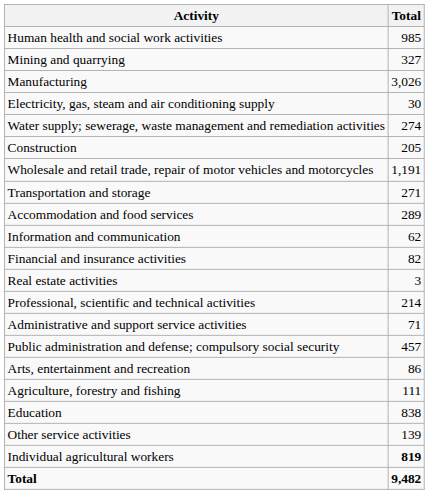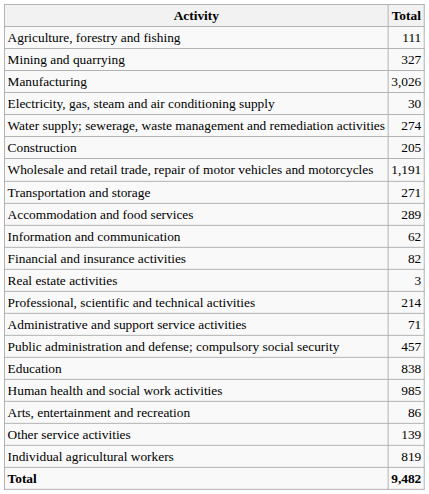rows swapped: (94, 390) <-> (115, 37)
rows swapped: (35, 412) <-> (99, 368)
(411, 456) bold -> (411, 456) normal
